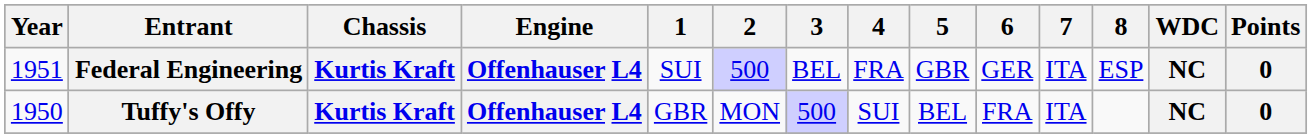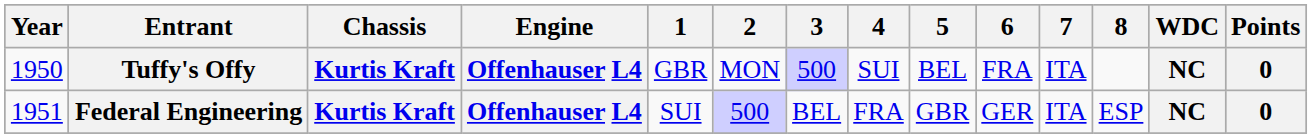rows swapped: (189, 111) <-> (189, 68)
